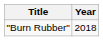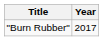(85, 28) 2018 -> (85, 28) 2017
